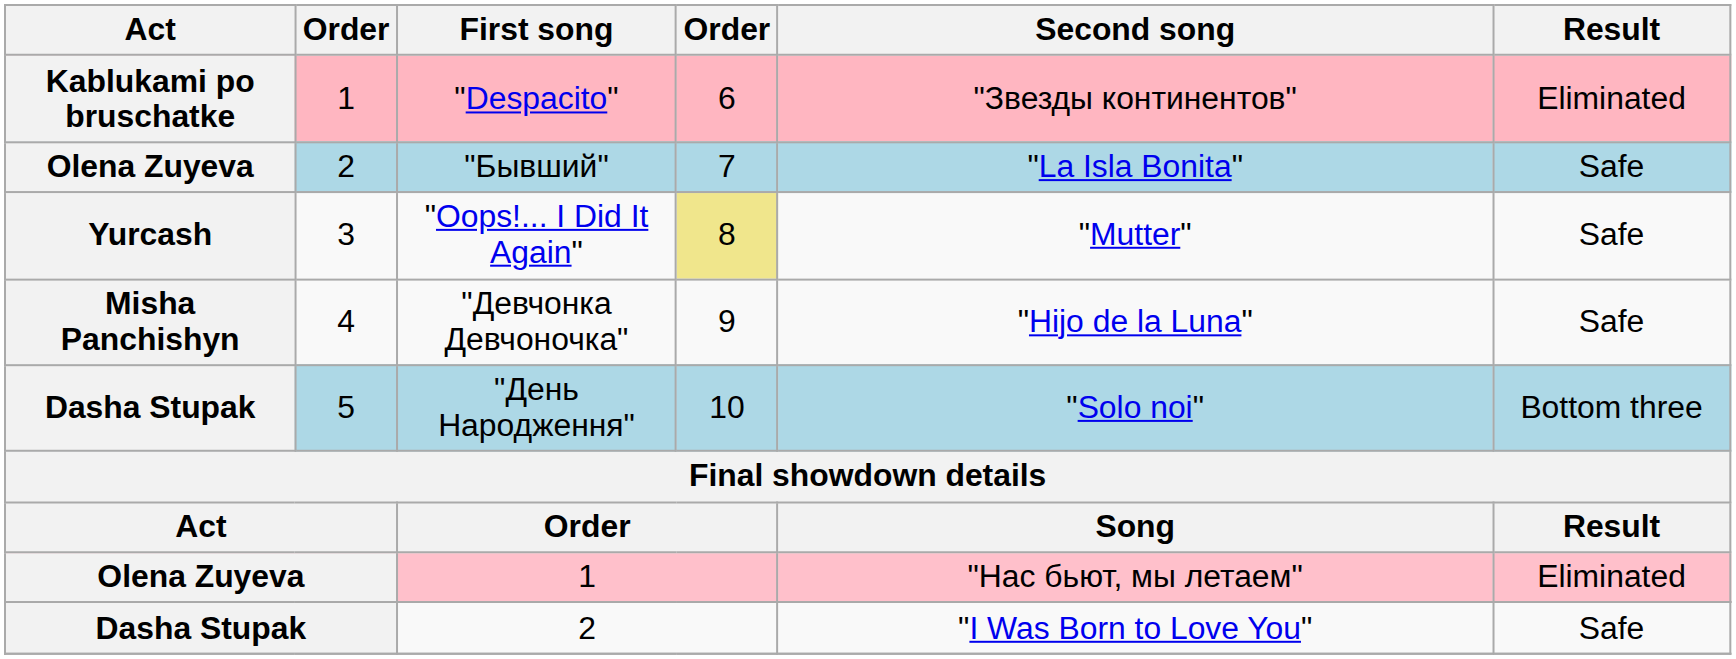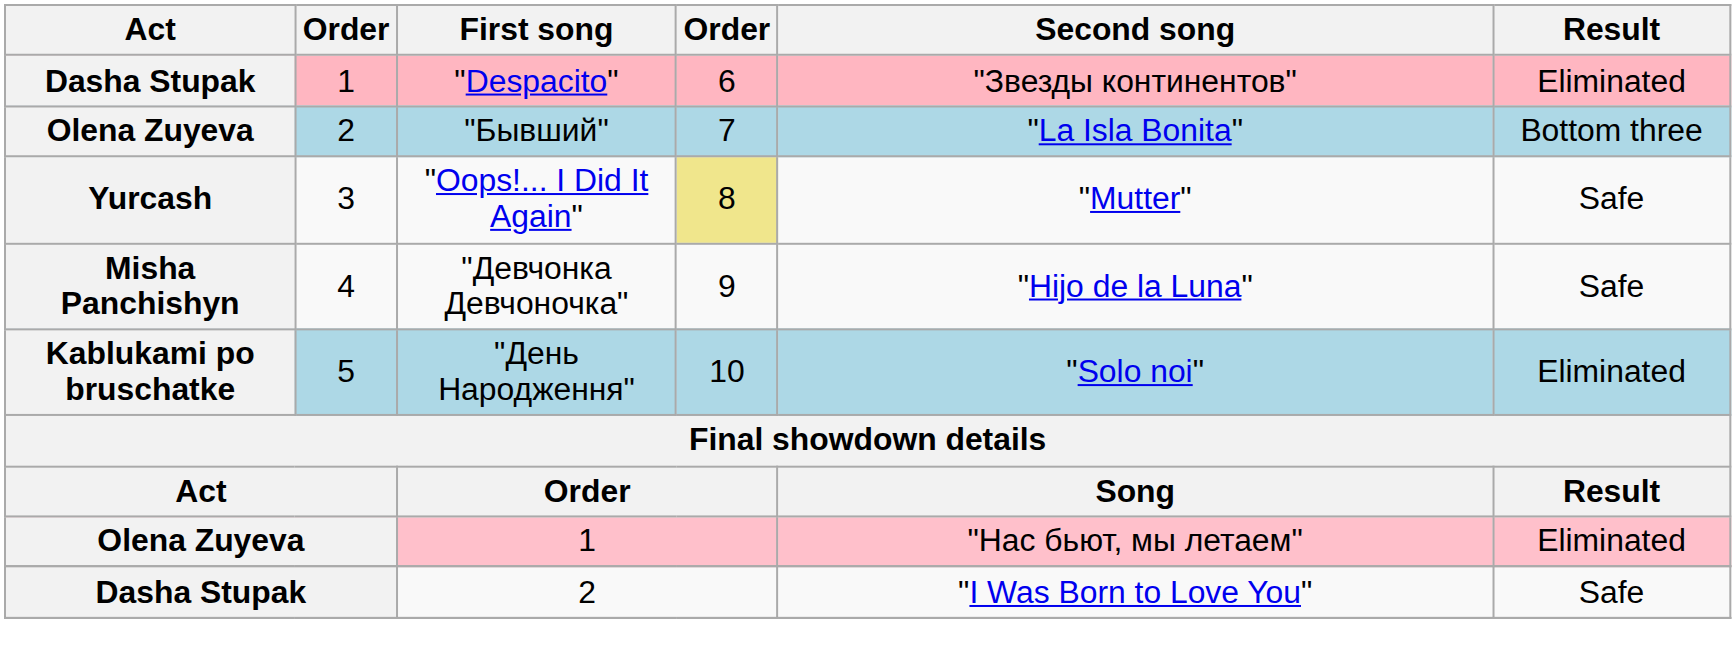(150, 98) Kablukami po bruschatke -> (150, 80) Dasha Stupak
(1612, 166) Safe -> (1612, 130) Bottom three
(150, 407) Dasha Stupak -> (150, 371) Kablukami po bruschatke
(1612, 407) Bottom three -> (1612, 371) Eliminated
